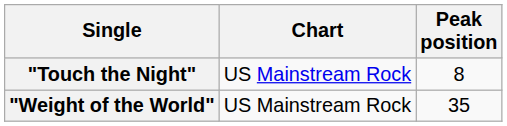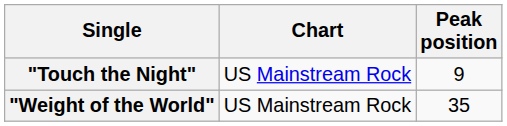(459, 74) 8 -> (459, 74) 9
